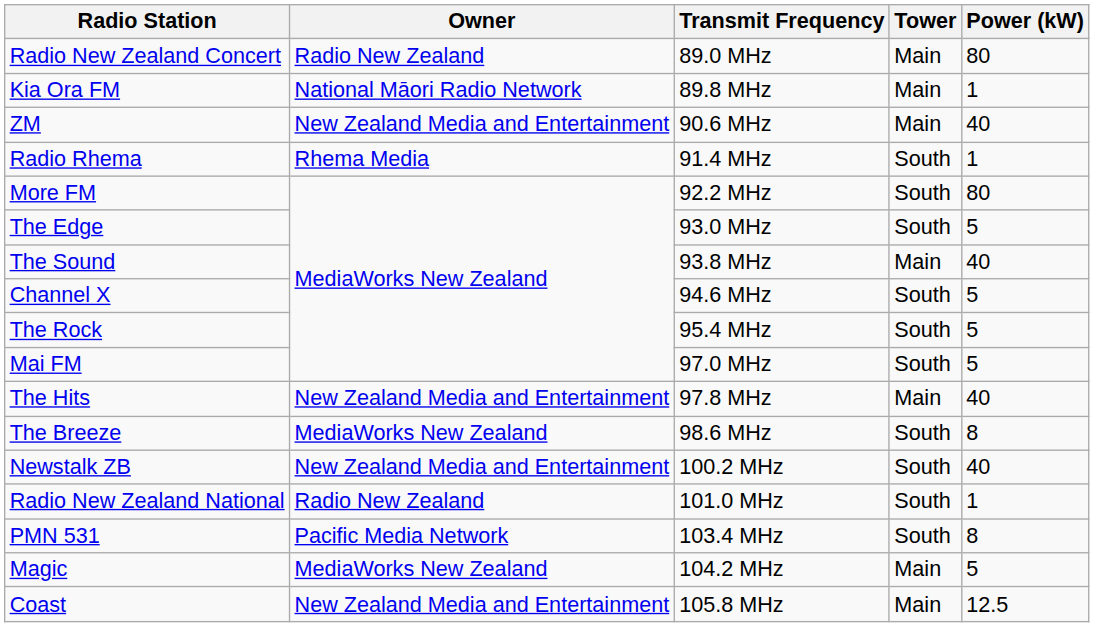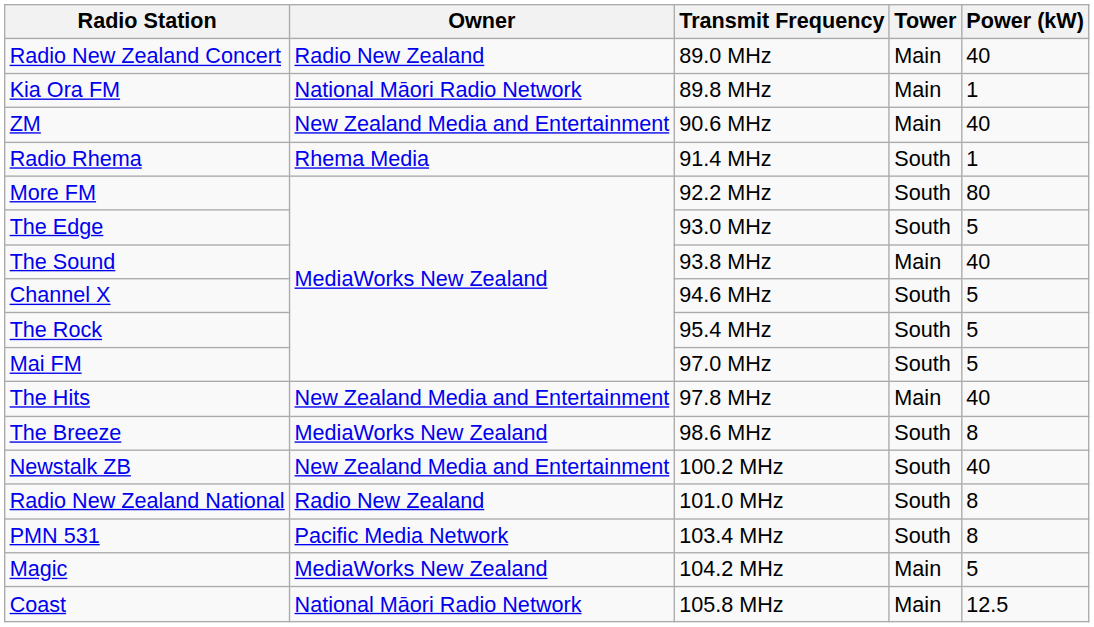(978, 55) 80 -> (978, 55) 40
(972, 501) 1 -> (972, 501) 8
(482, 603) New Zealand Media and Entertainment -> (438, 603) National Māori Radio Network
